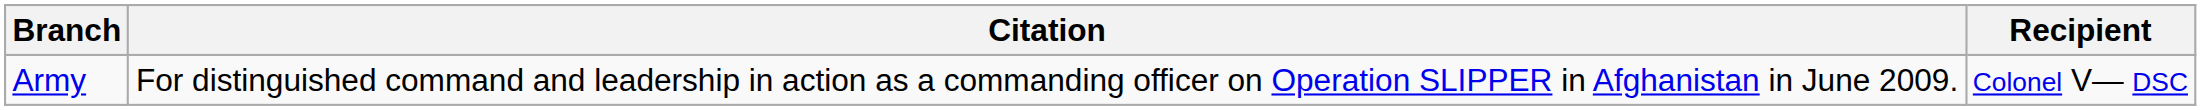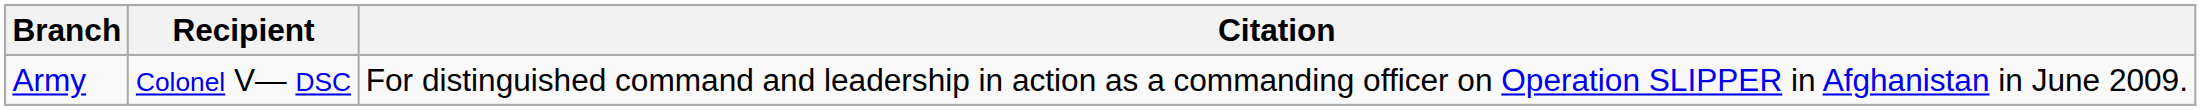columns swapped: (2080, 30) <-> (1047, 30)
